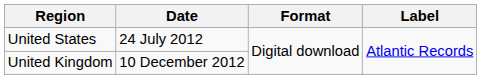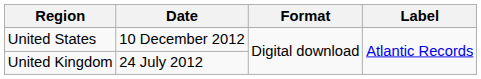(161, 39) 24 July 2012 -> (182, 39) 10 December 2012
(182, 62) 10 December 2012 -> (161, 62) 24 July 2012
